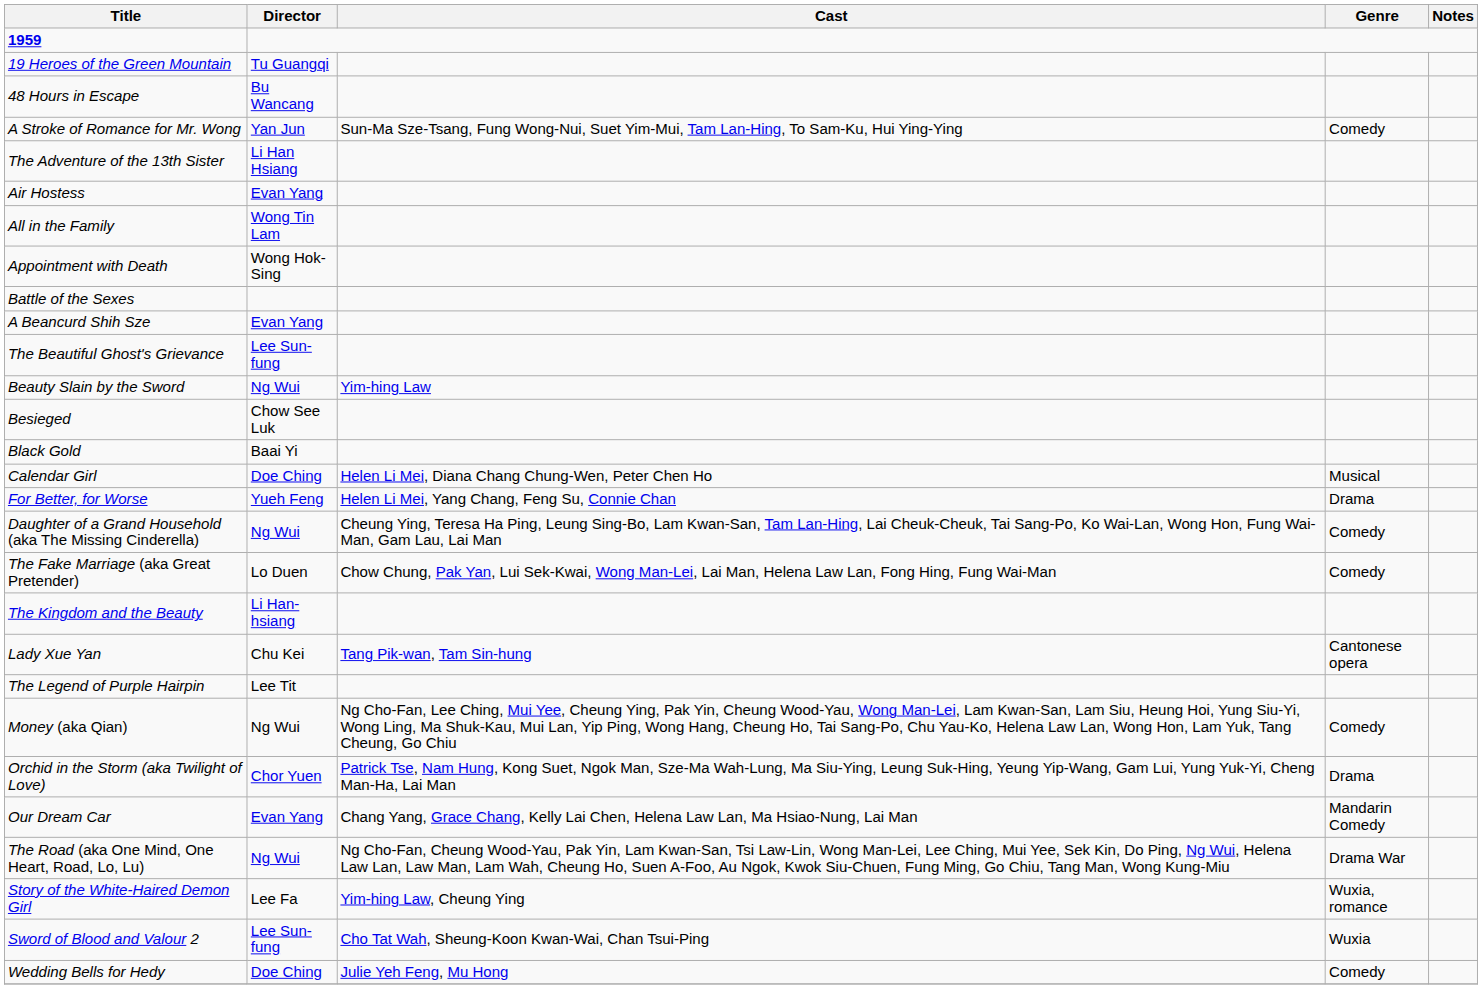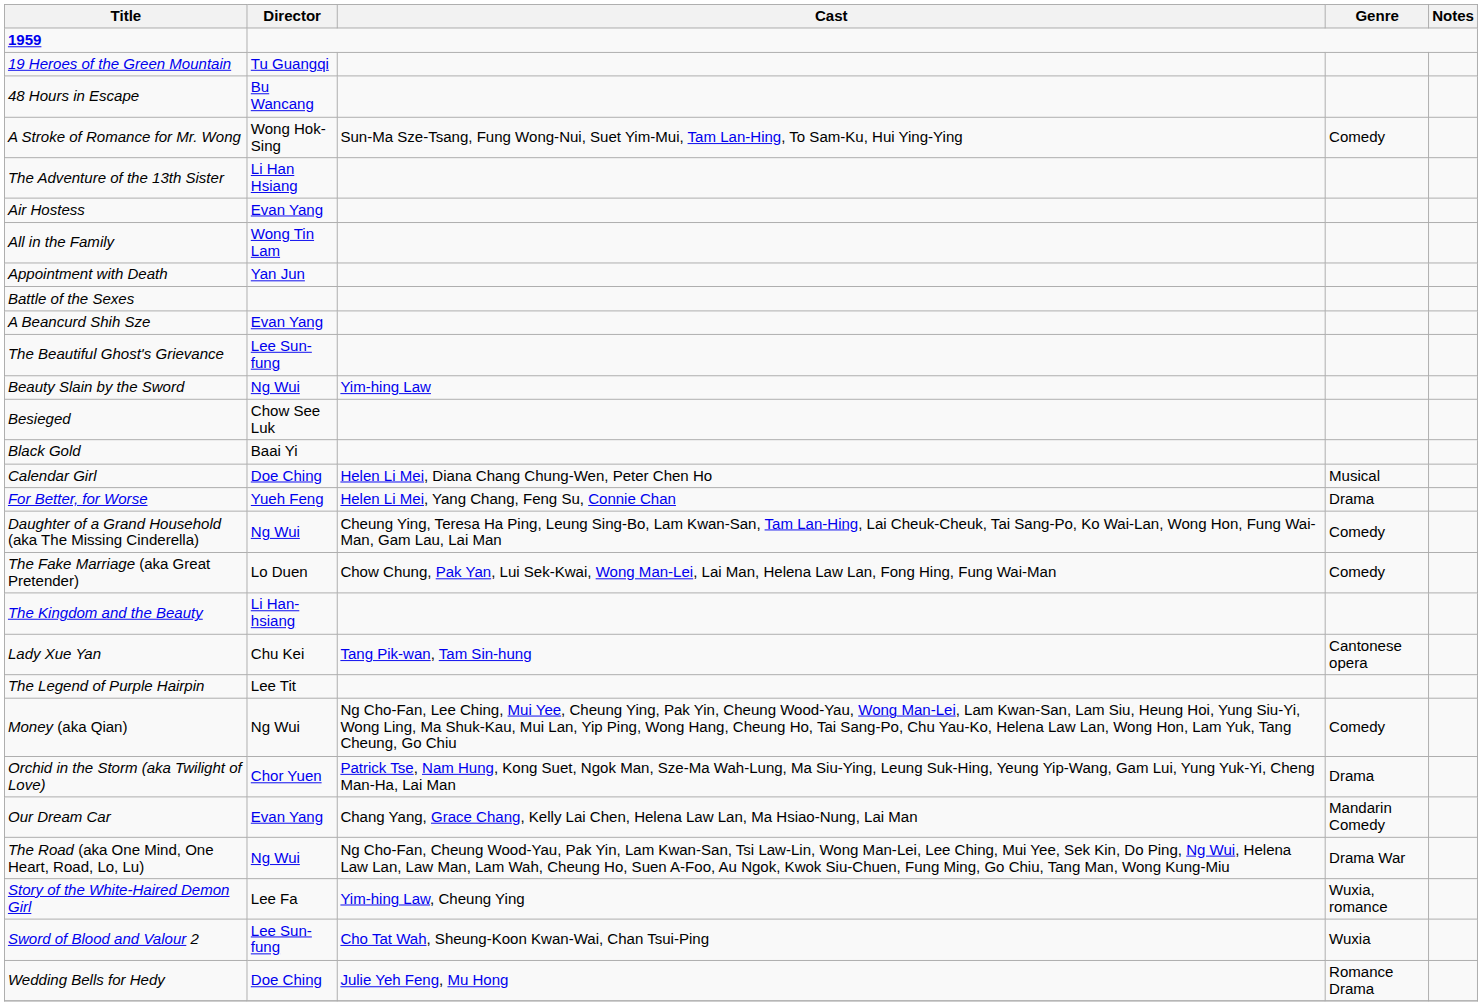(278, 128) Yan Jun -> (288, 137) Wong Hok-Sing
(288, 266) Wong Hok-Sing -> (278, 274) Yan Jun
(1357, 971) Comedy -> (1361, 980) Romance Drama
